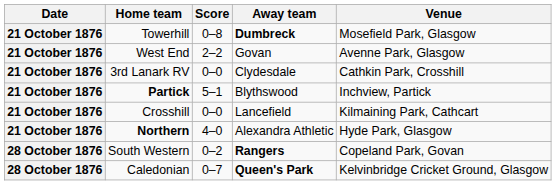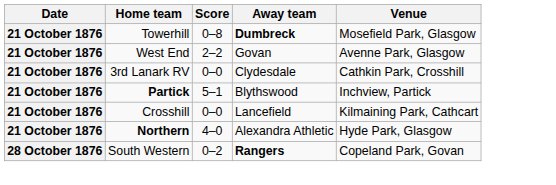- row: (158, 170)
